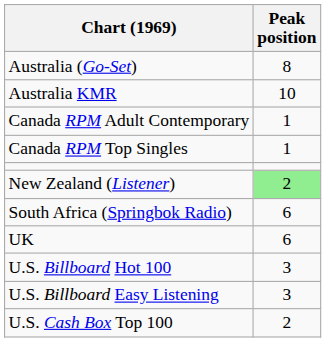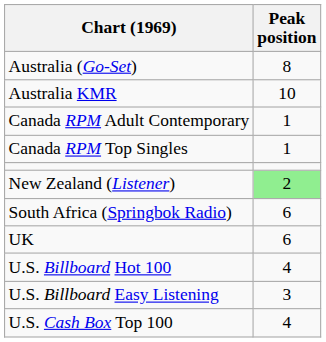(287, 267) 3 -> (287, 267) 4
(287, 322) 2 -> (287, 322) 4
